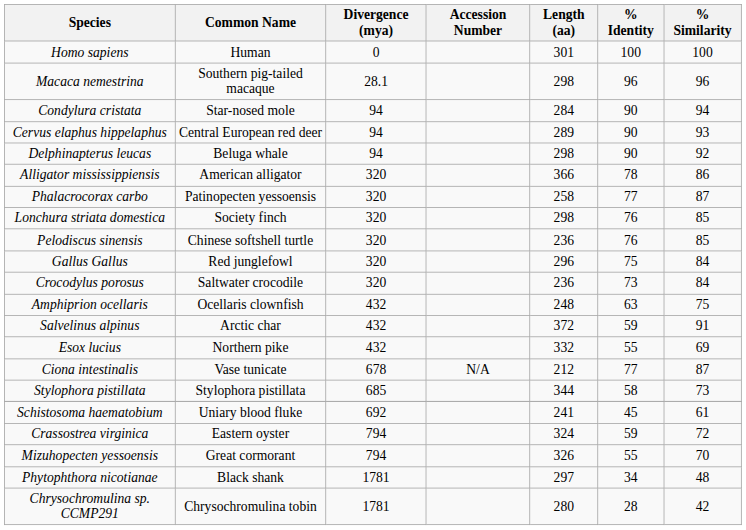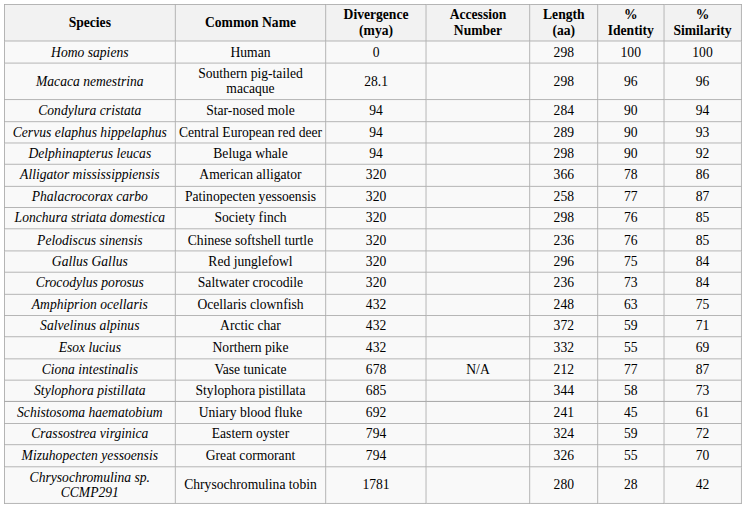(564, 52) 301 -> (564, 52) 298
(702, 326) 91 -> (702, 326) 71
- row: (90, 477)
